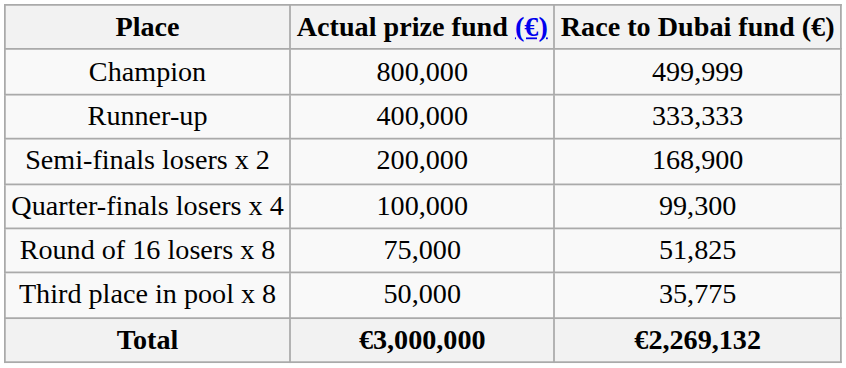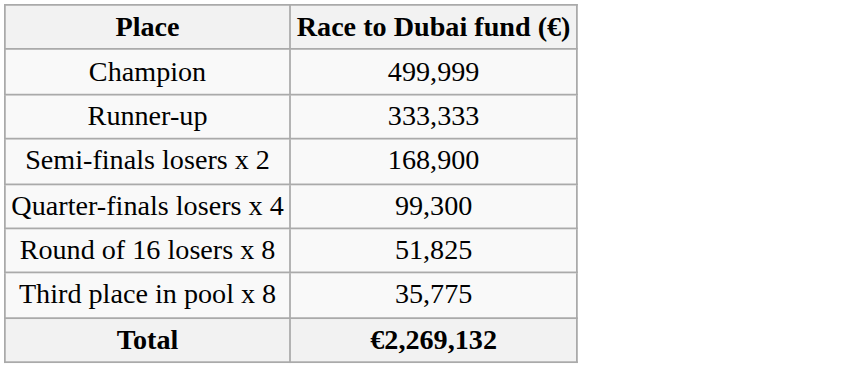- column: (422, 26)
